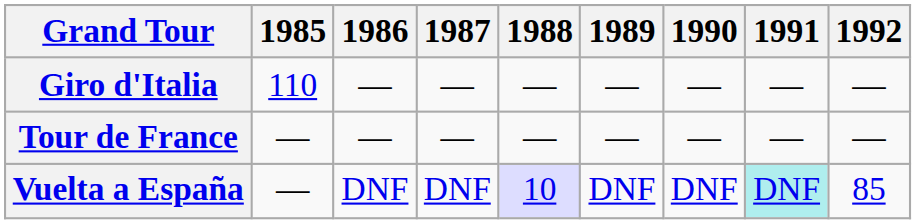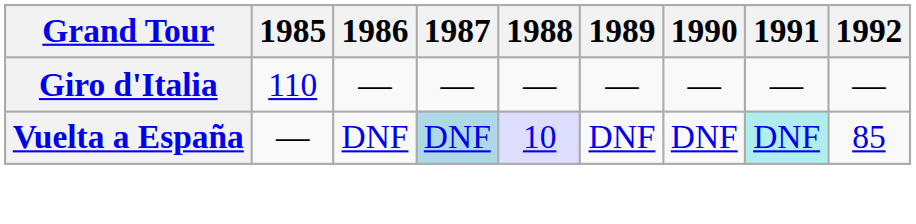- row: (128, 137)
(457, 190) no background -> (457, 137) lightblue background
